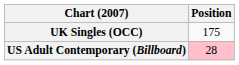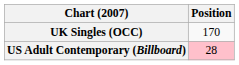(211, 32) 175 -> (211, 32) 170
